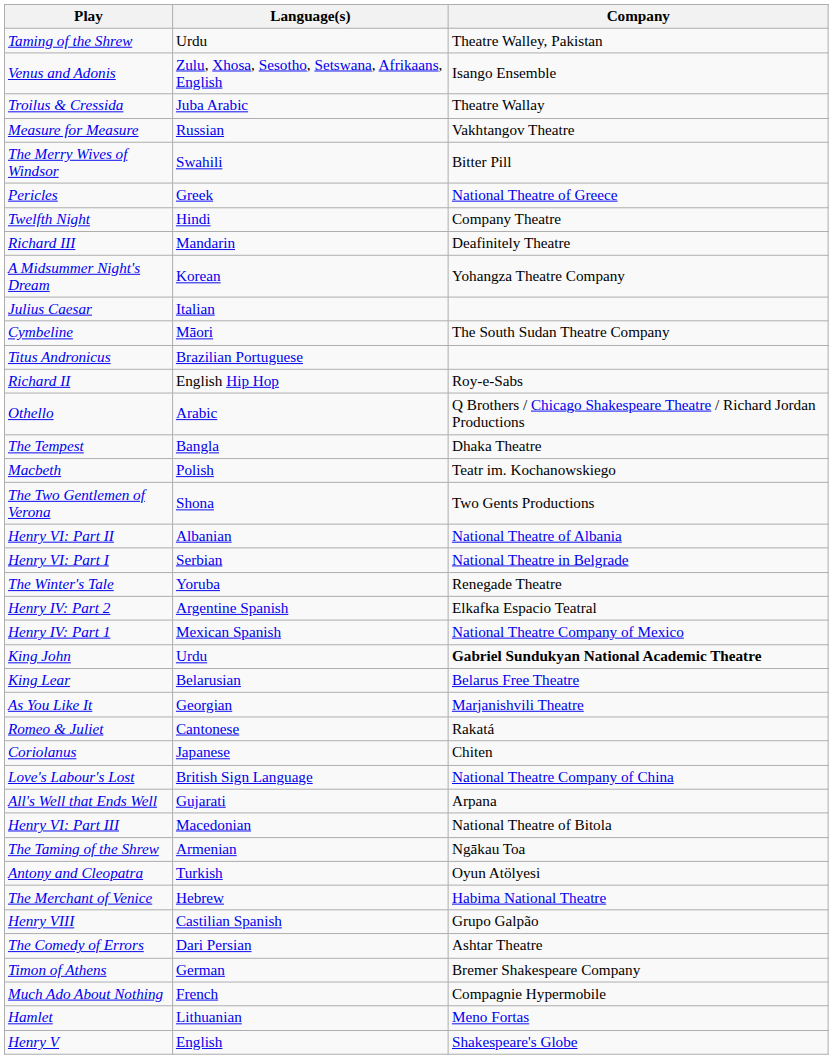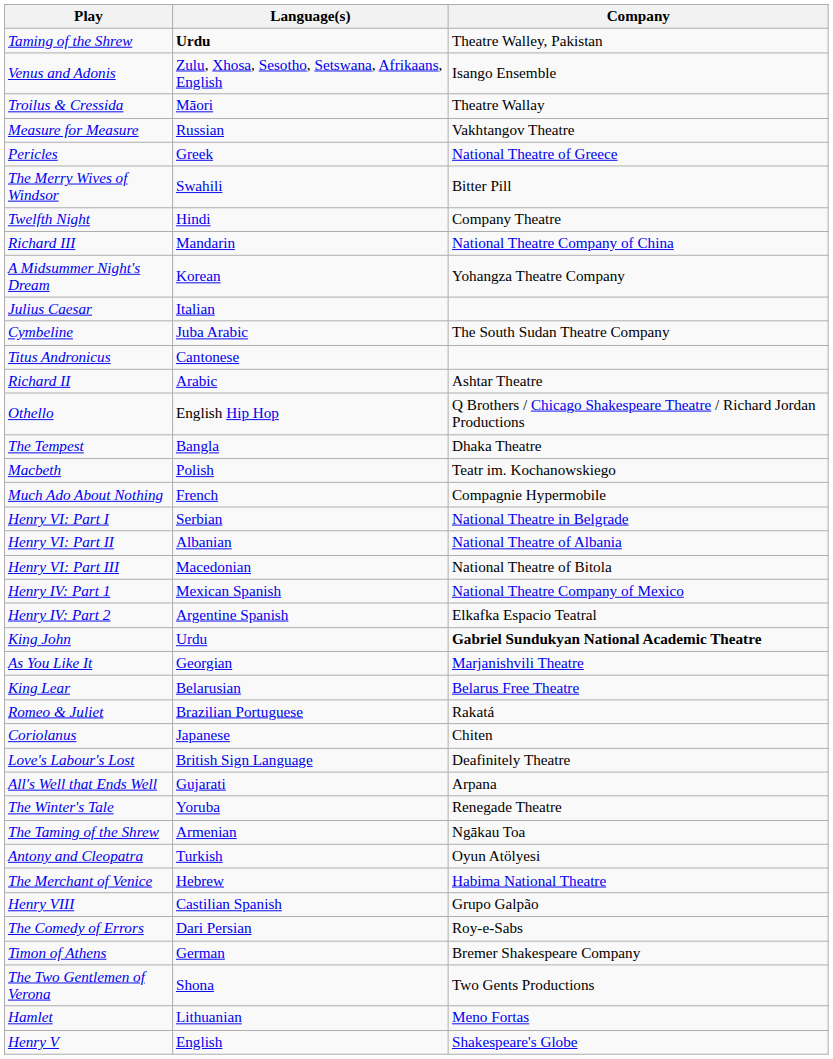(192, 40) normal -> (193, 40) bold
(212, 105) Juba Arabic -> (195, 105) Māori
rows swapped: (68, 162) <-> (33, 195)
(511, 243) Deafinitely Theatre -> (563, 243) National Theatre Company of China
(195, 333) Māori -> (212, 333) Juba Arabic
(239, 357) Brazilian Portuguese -> (208, 357) Cantonese
(227, 381) English Hip Hop -> (197, 381) Arabic
(487, 381) Roy-e-Sabs -> (497, 381) Ashtar Theatre
(197, 413) Arabic -> (227, 413) English Hip Hop
rows swapped: (76, 503) <-> (86, 993)
rows swapped: (58, 560) <-> (61, 535)
rows swapped: (63, 825) <-> (61, 584)
rows swapped: (59, 632) <-> (59, 608)
rows swapped: (39, 680) <-> (50, 704)
(208, 728) Cantonese -> (239, 711) Brazilian Portuguese
(563, 777) National Theatre Company of China -> (511, 759) Deafinitely Theatre
(497, 945) Ashtar Theatre -> (487, 928) Roy-e-Sabs
